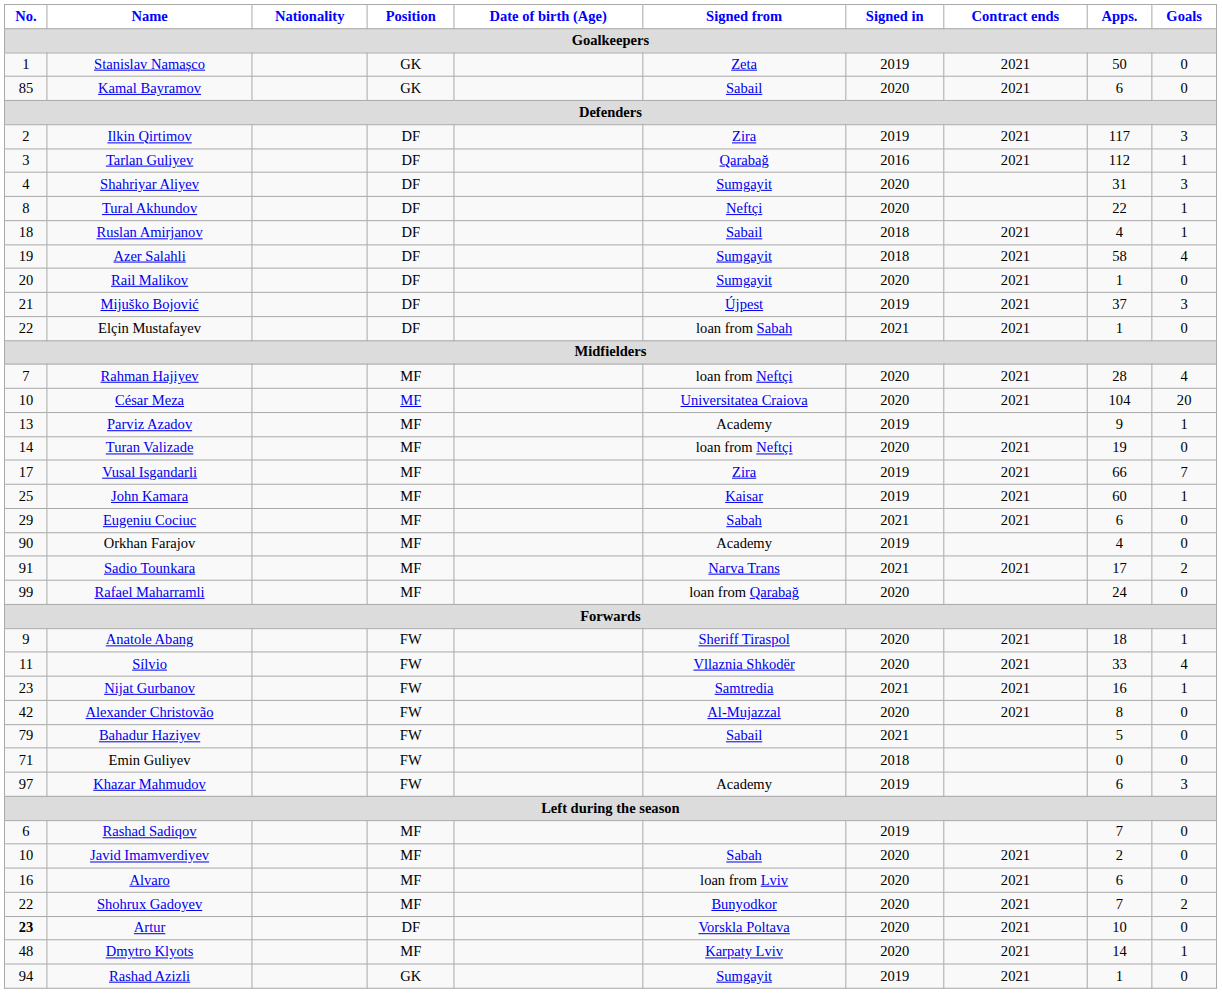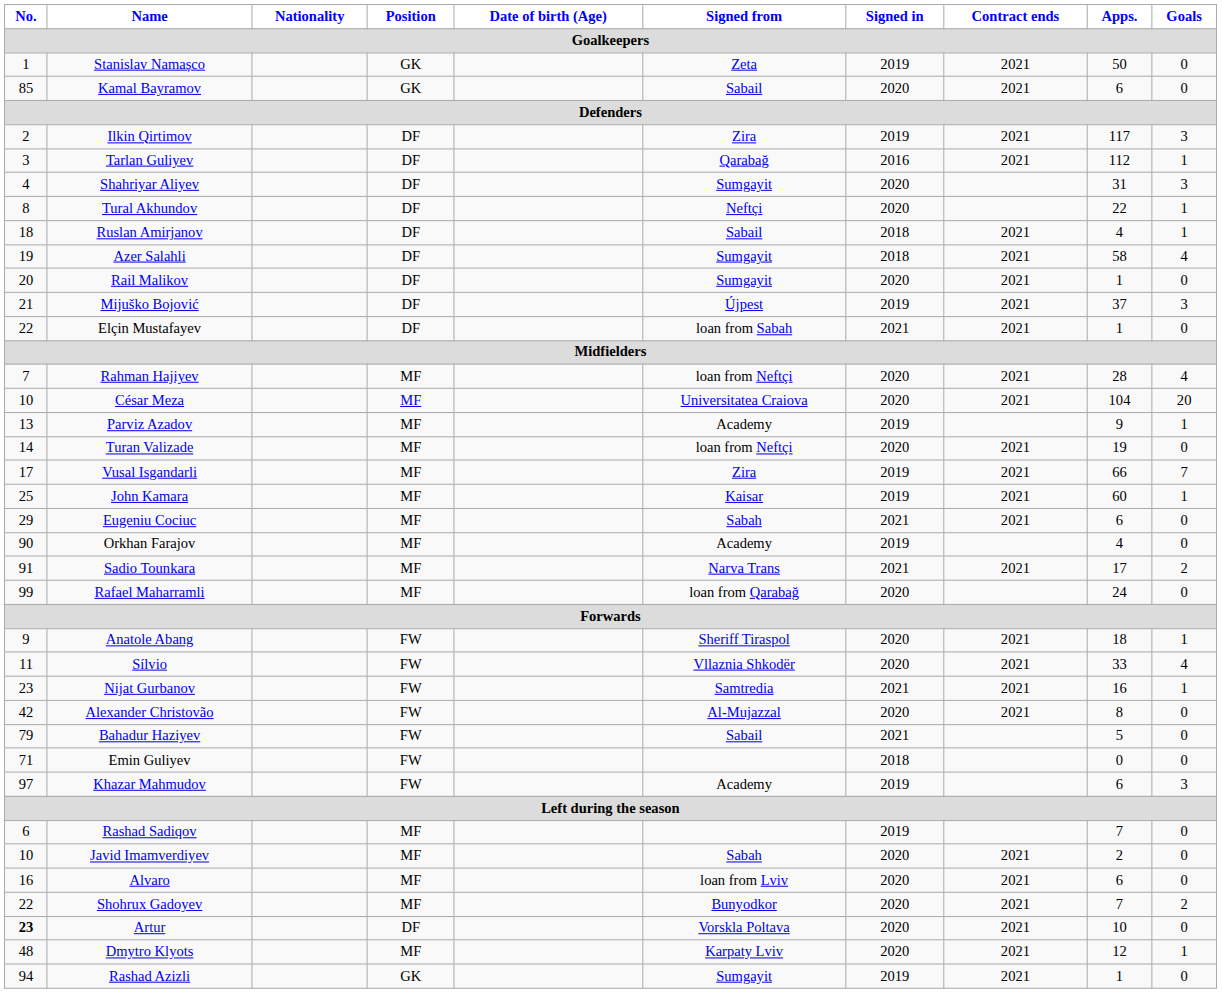(1120, 952) 14 -> (1120, 952) 12
